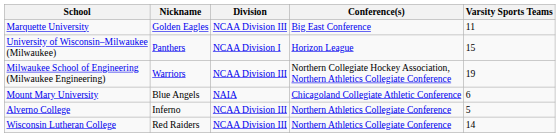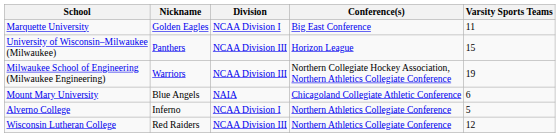(250, 27) NCAA Division III -> (247, 27) NCAA Division I
(247, 47) NCAA Division I -> (250, 47) NCAA Division III
(250, 109) NCAA Division III -> (247, 109) NCAA Division I
(470, 125) 14 -> (470, 125) 12
